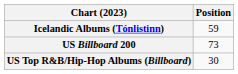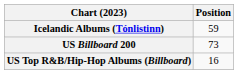(213, 61) 30 -> (213, 61) 16
